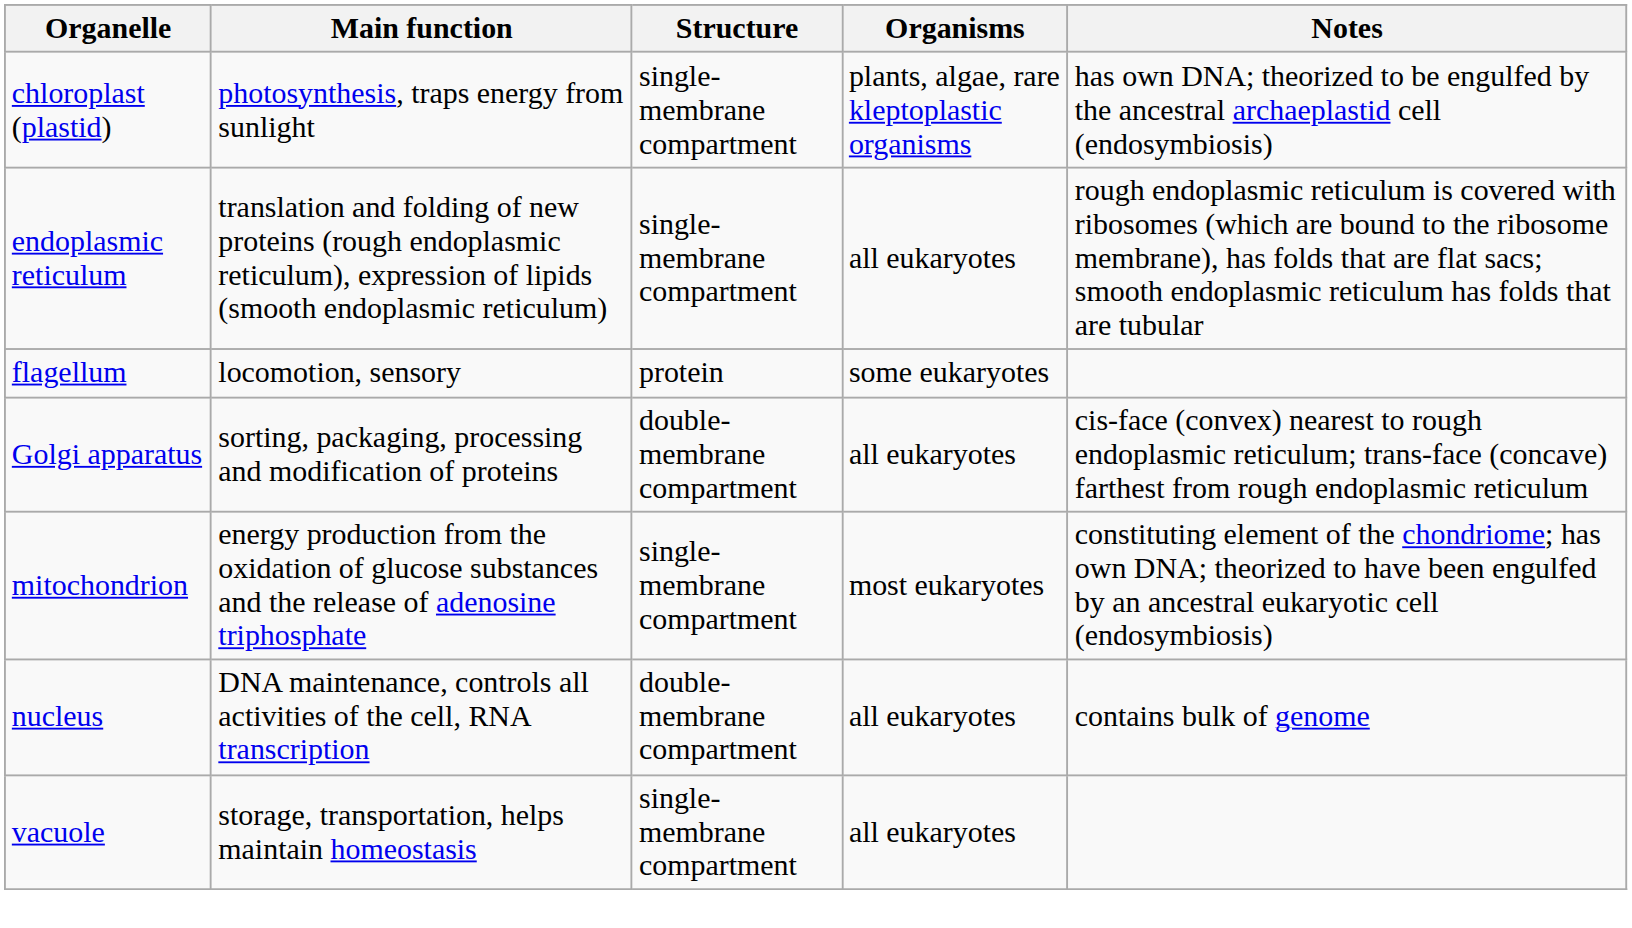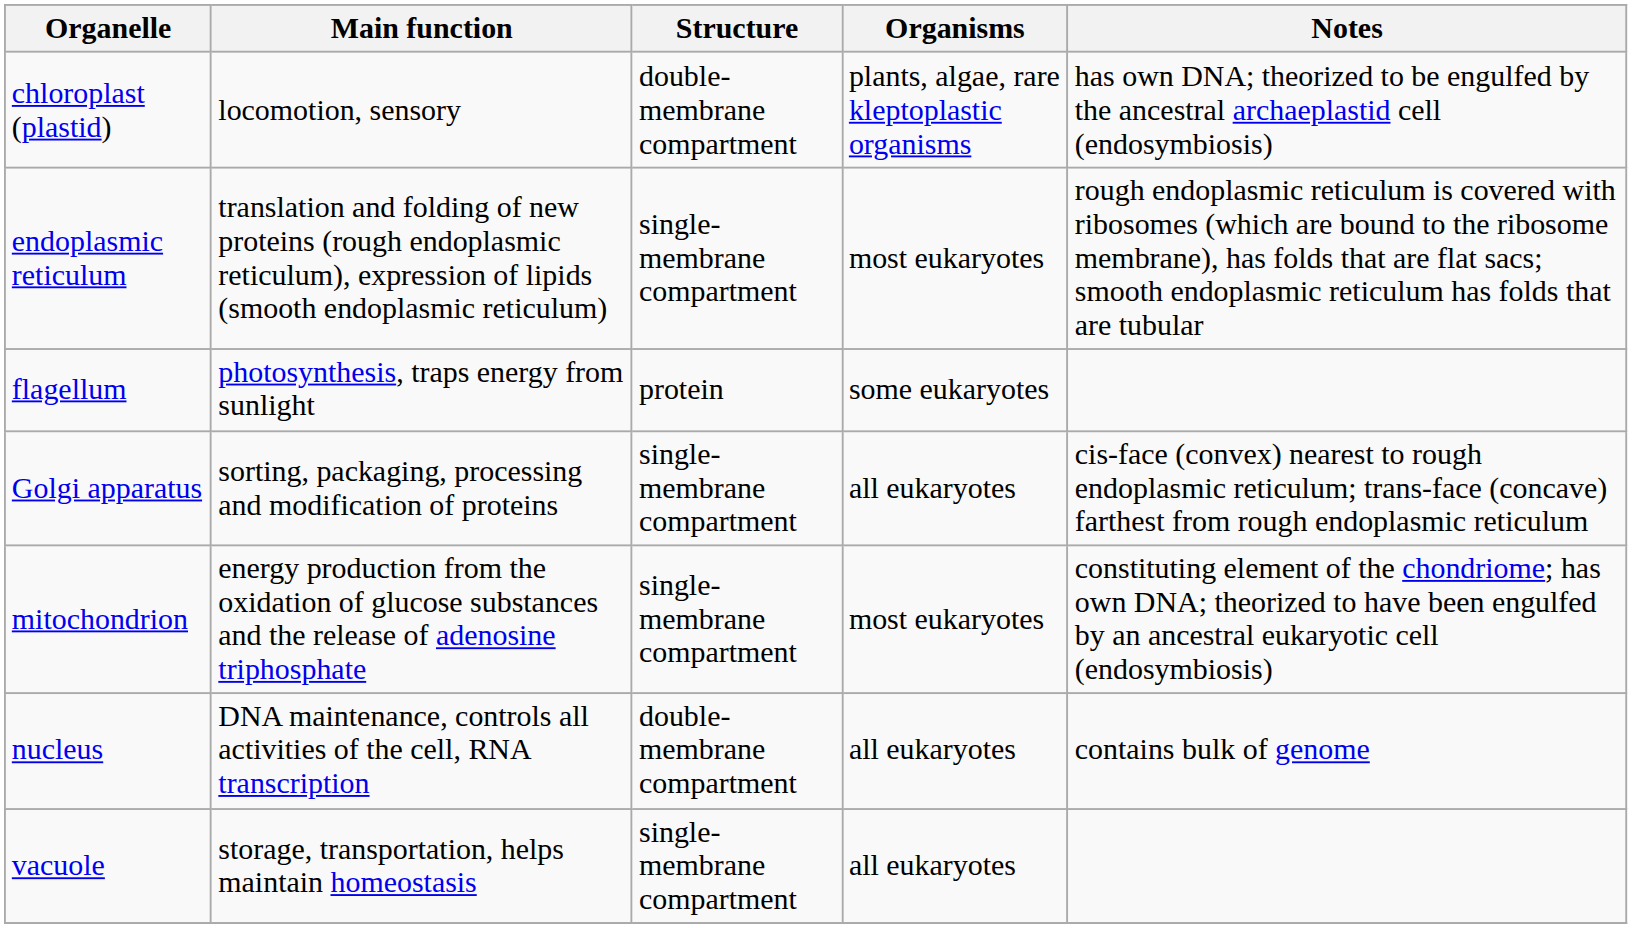(421, 109) photosynthesis, traps energy from sunlight -> (340, 109) locomotion, sensory
(718, 109) single-membrane compartment -> (718, 109) double-membrane compartment
(932, 257) all eukaryotes -> (947, 257) most eukaryotes
(340, 372) locomotion, sensory -> (421, 389) photosynthesis, traps energy from sunlight
(718, 453) double-membrane compartment -> (718, 487) single-membrane compartment
